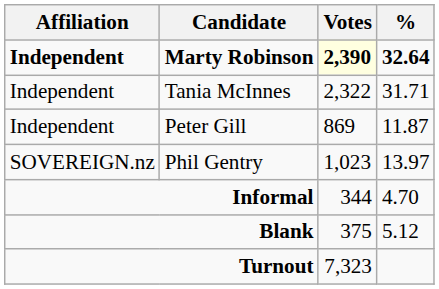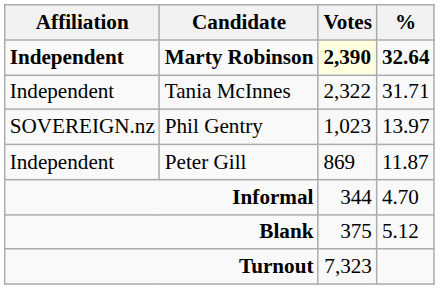rows swapped: (214, 161) <-> (206, 127)
